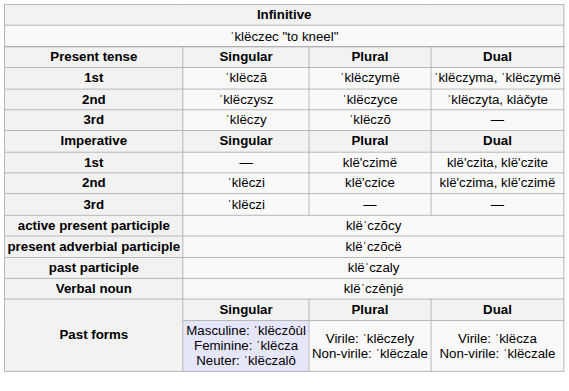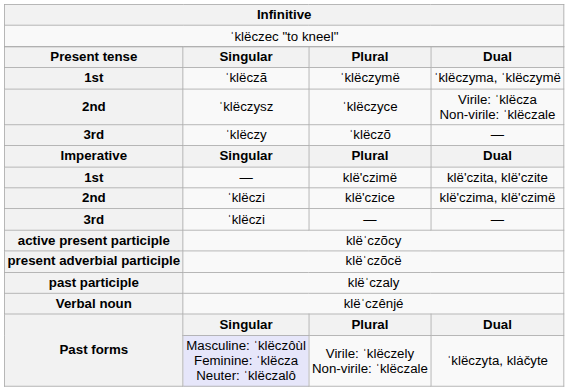(497, 99) ˈklëczyta, klȧčyte -> (497, 106) Virile: ˈklëcza Non-virile: ˈklëczale
(497, 345) Virile: ˈklëcza Non-virile: ˈklëczale -> (497, 360) ˈklëczyta, klȧčyte
